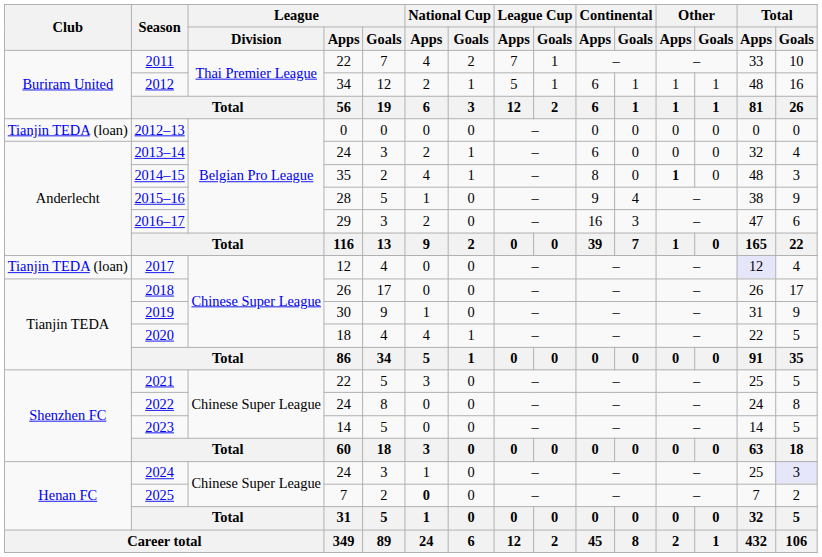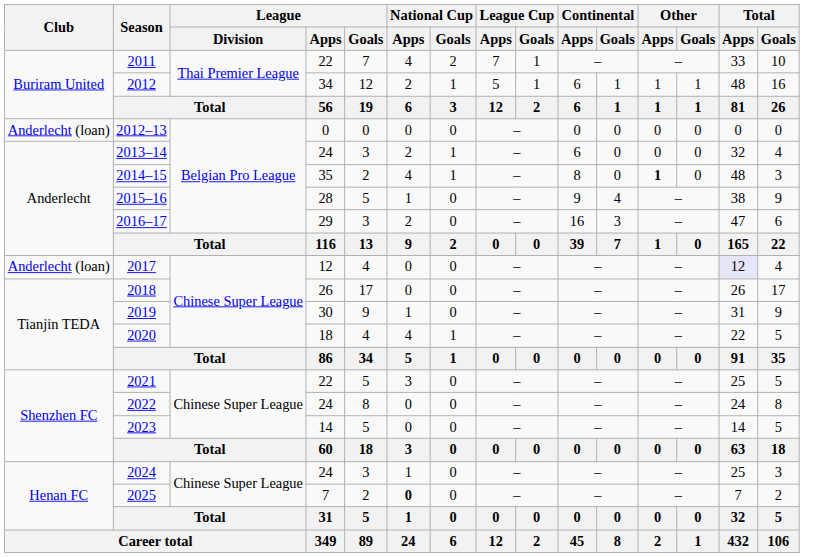(68, 130) Tianjin TEDA (loan) -> (59, 130) Anderlecht (loan)
(68, 267) Tianjin TEDA (loan) -> (59, 267) Anderlecht (loan)
(796, 472) lavender background -> (778, 472) no background
